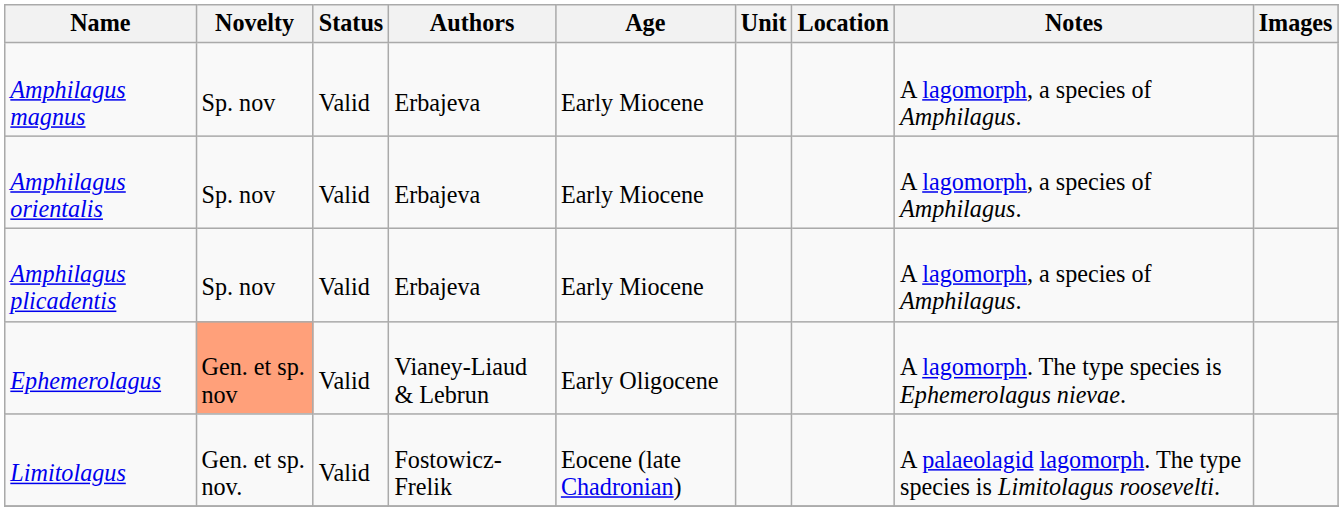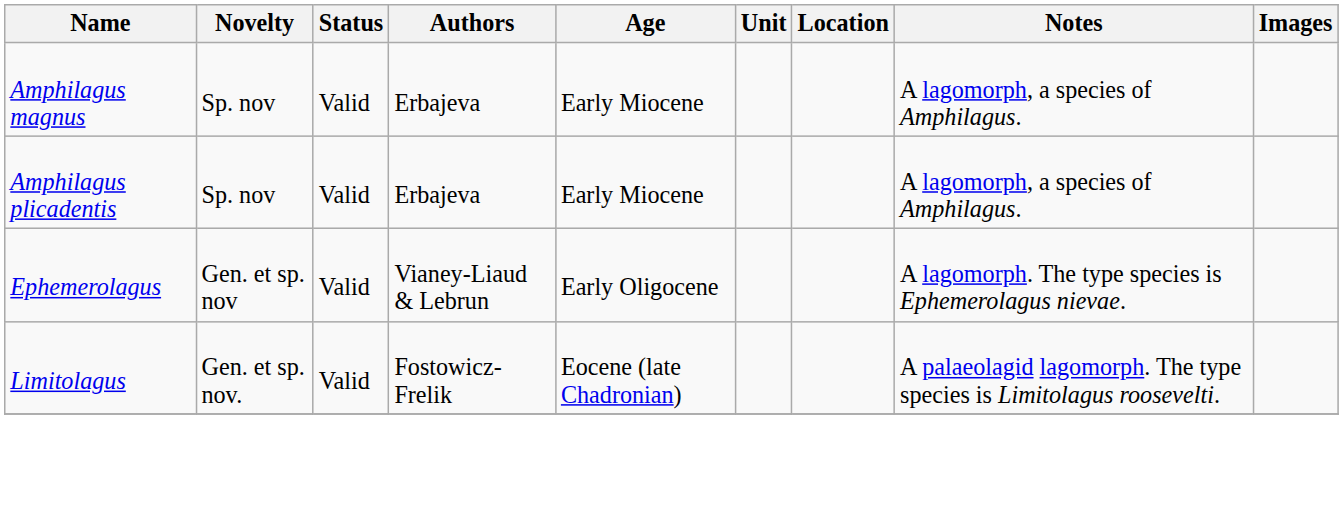- row: (68, 195)
(253, 380) lightsalmon background -> (253, 288) no background
